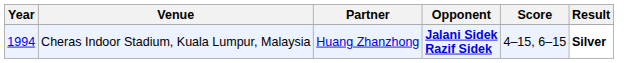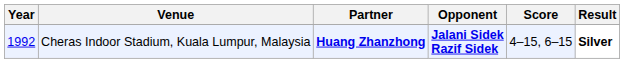(21, 41) 1994 -> (21, 41) 1992
(368, 41) normal -> (371, 41) bold
